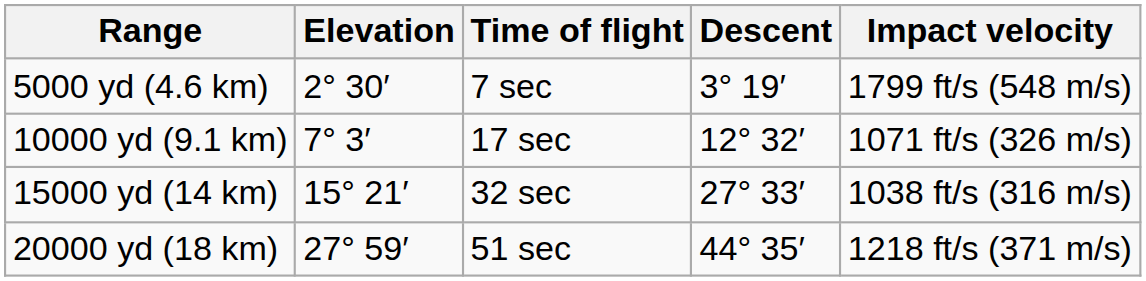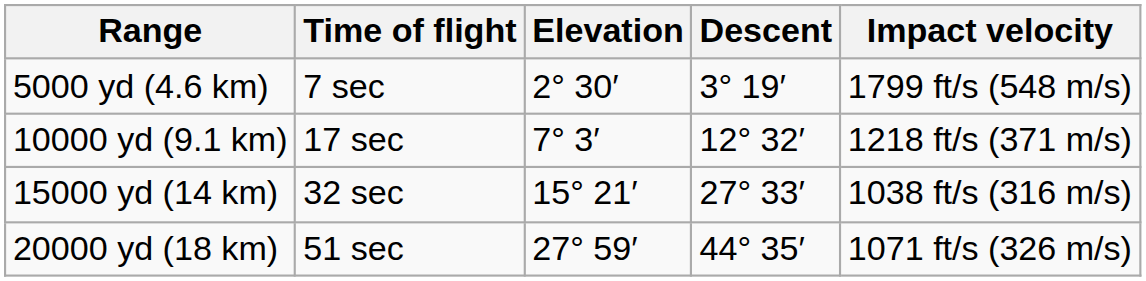columns swapped: (379, 31) <-> (577, 31)
(990, 139) 1071 ft/s (326 m/s) -> (990, 139) 1218 ft/s (371 m/s)
(990, 247) 1218 ft/s (371 m/s) -> (990, 247) 1071 ft/s (326 m/s)
